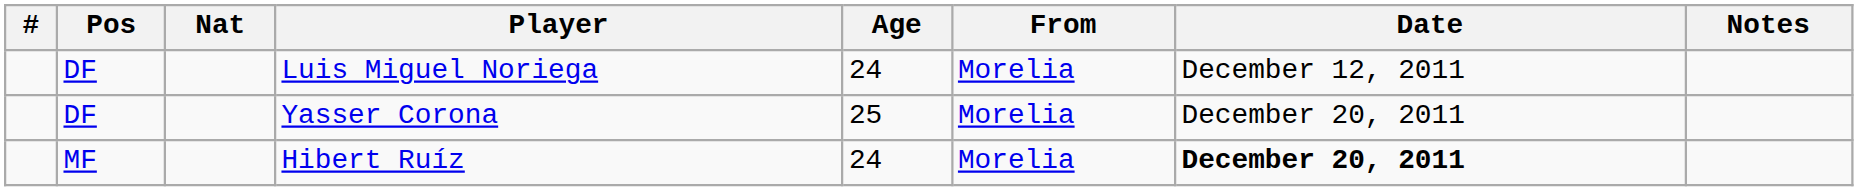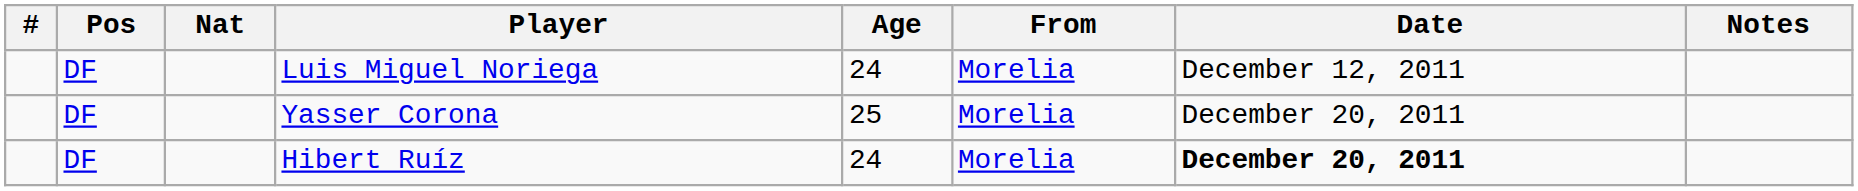(80, 162) MF -> (80, 162) DF
